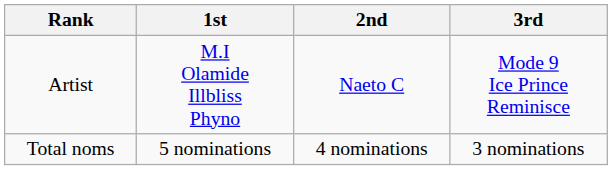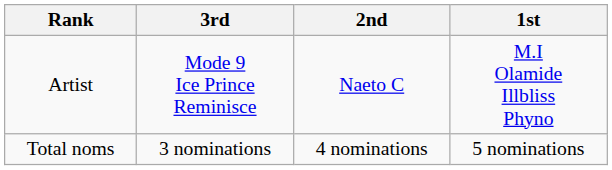columns swapped: (215, 20) <-> (528, 20)
